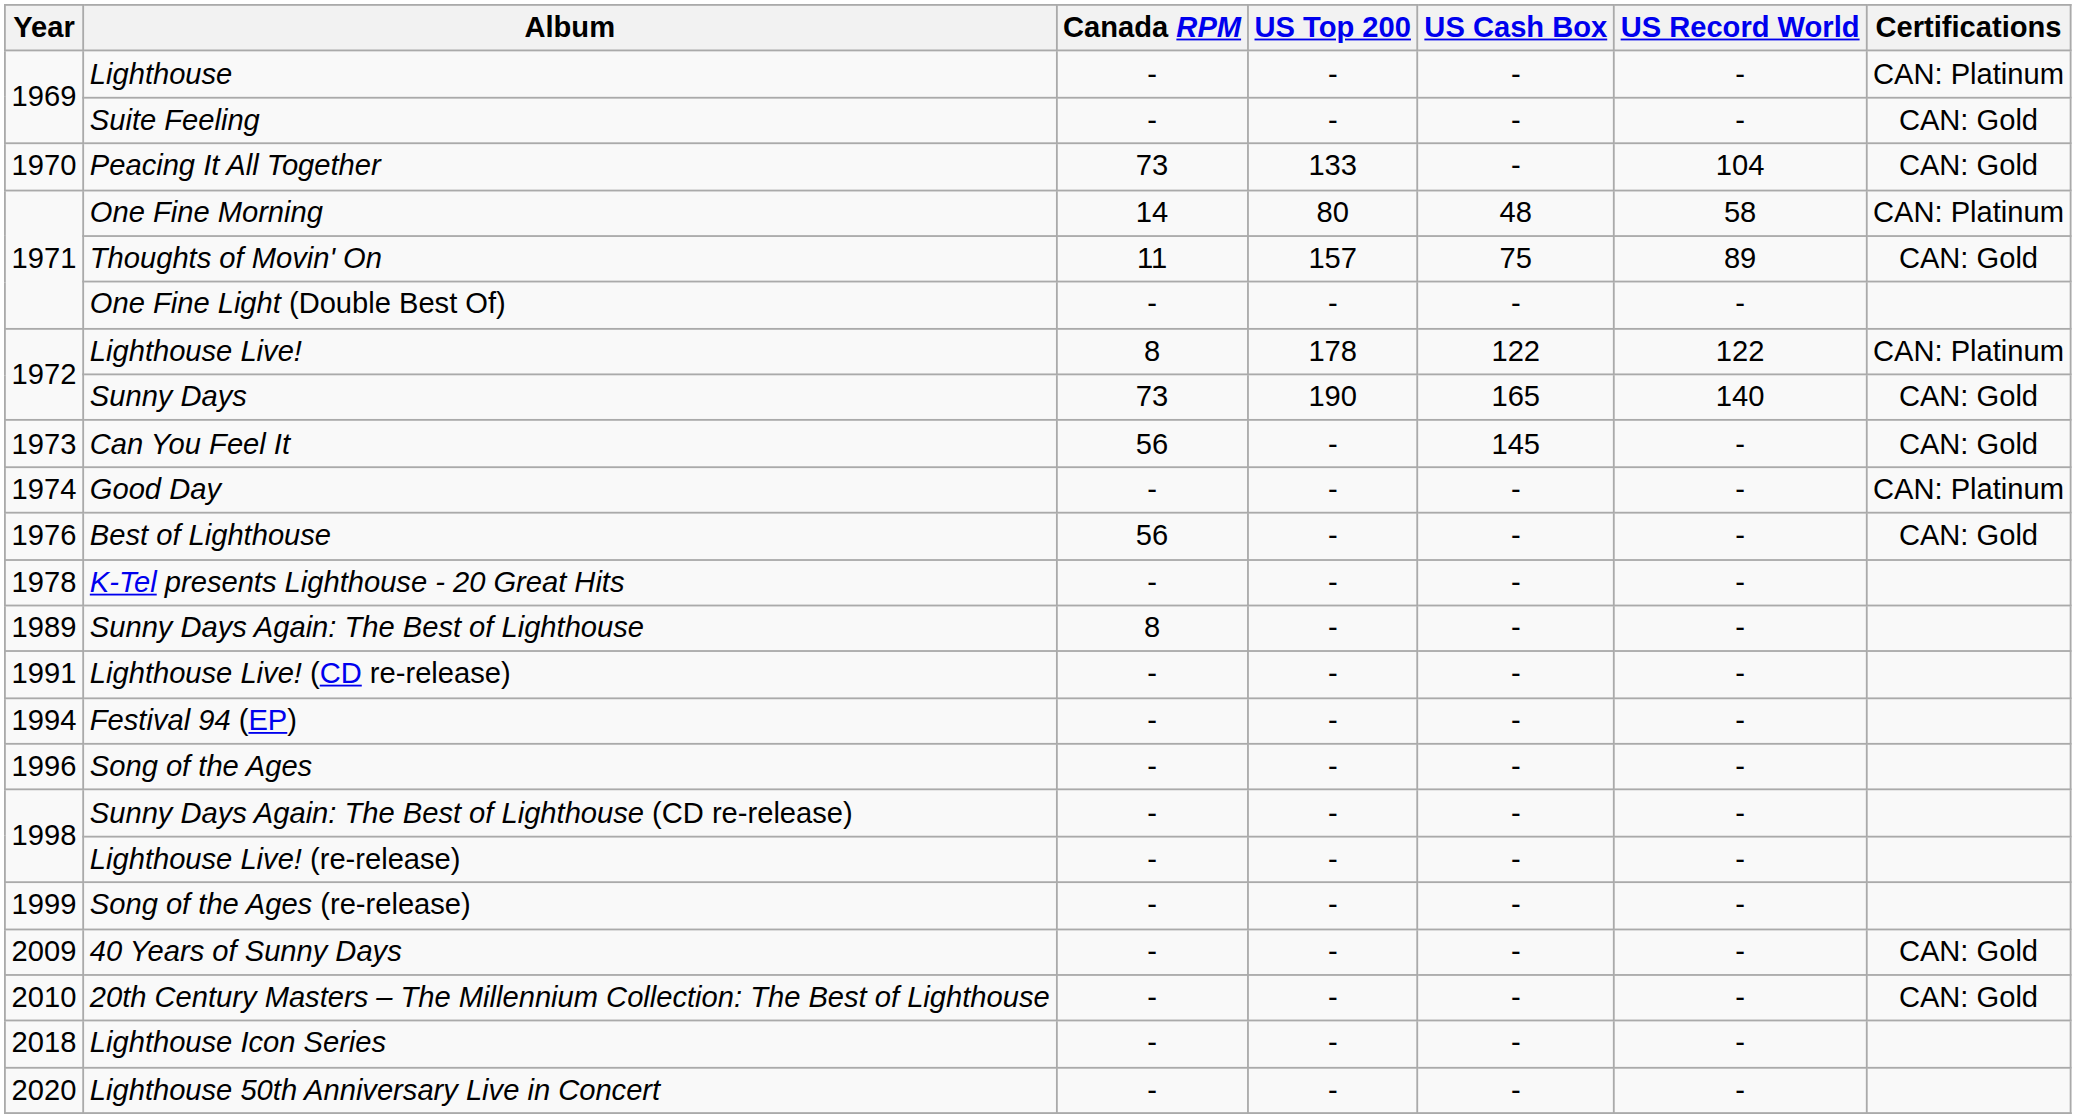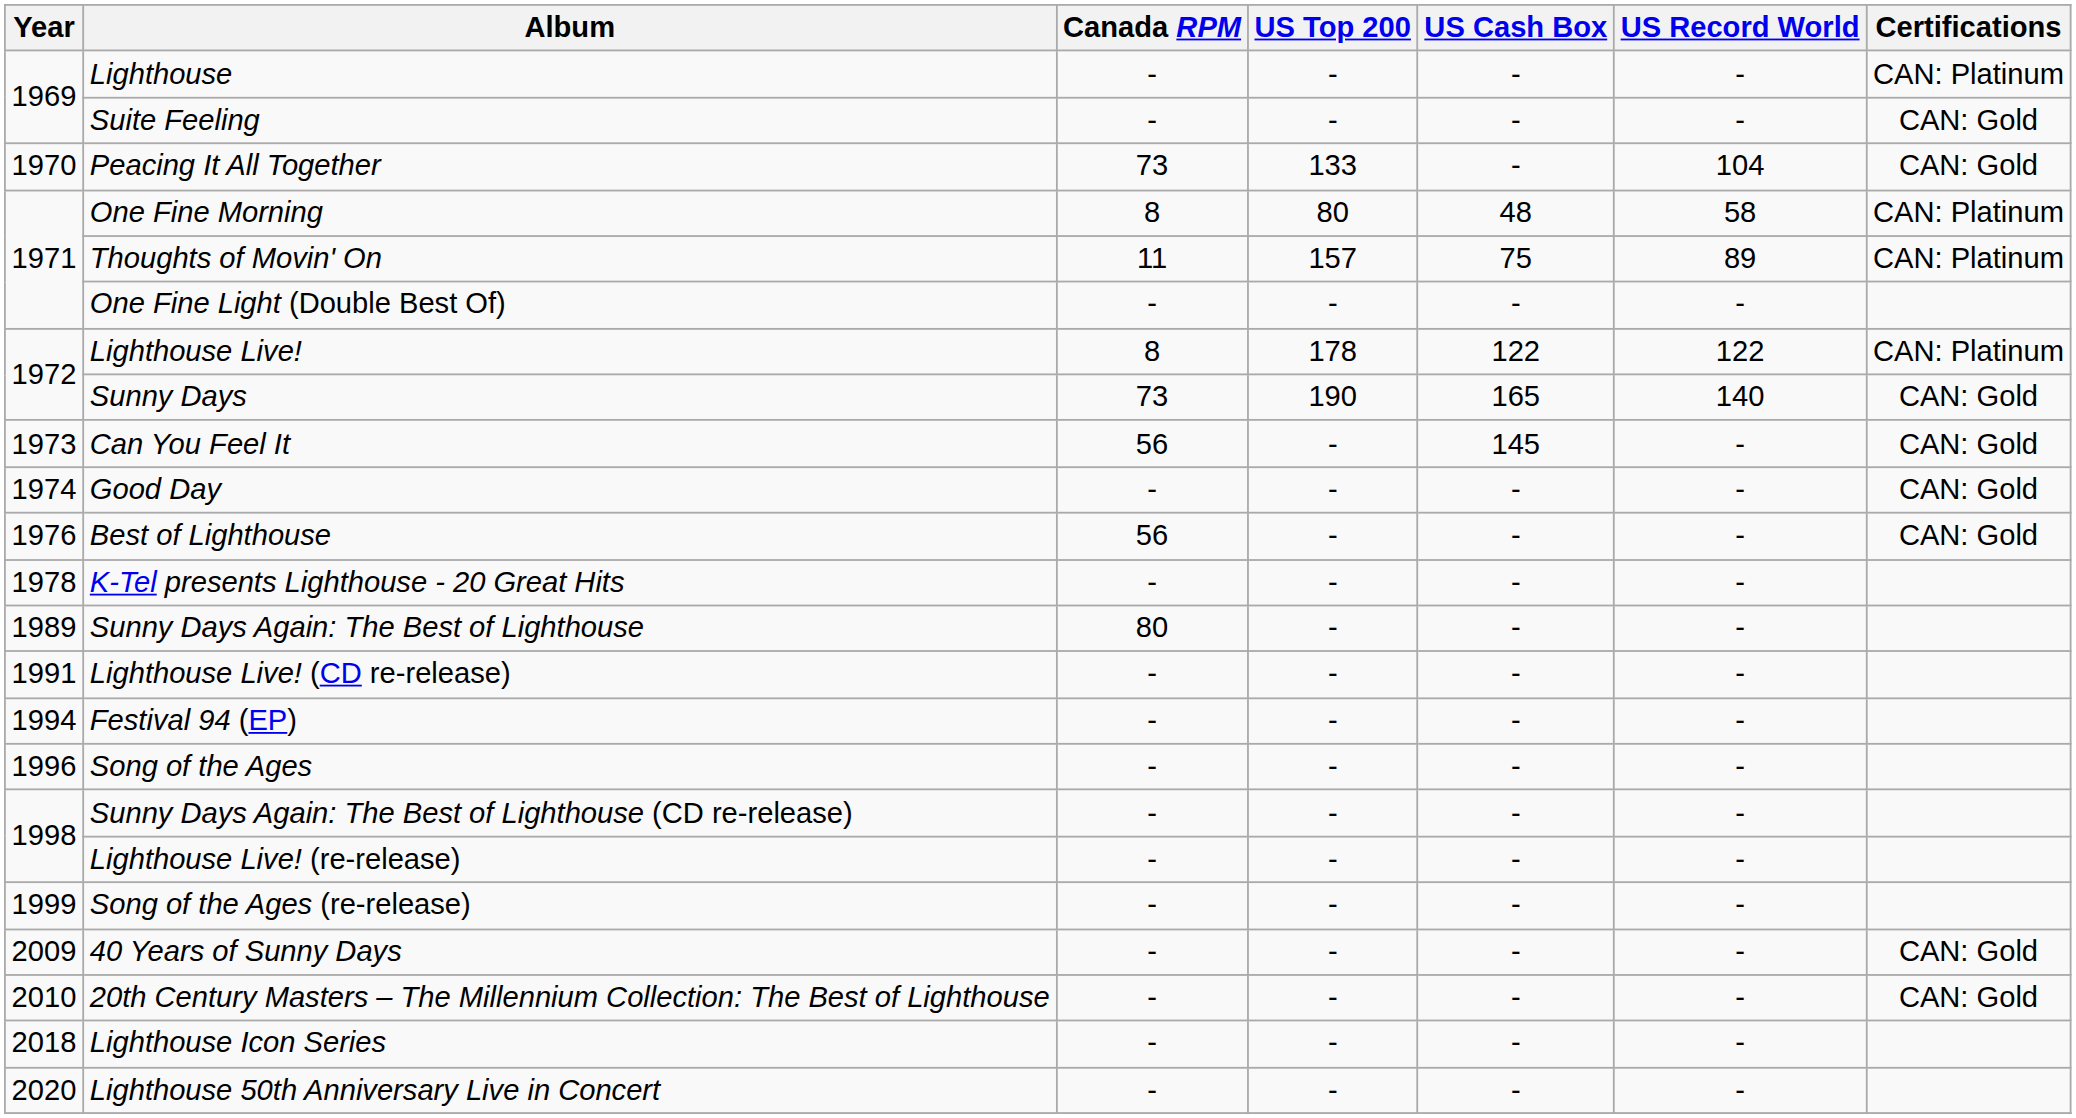(1152, 212) 14 -> (1152, 212) 8
(1968, 258) CAN: Gold -> (1968, 258) CAN: Platinum
(1968, 489) CAN: Platinum -> (1968, 489) CAN: Gold
(1152, 627) 8 -> (1152, 627) 80
